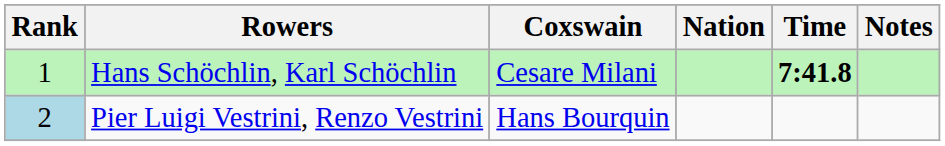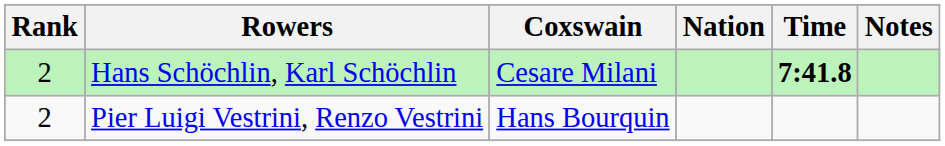(45, 72) 1 -> (45, 72) 2
(45, 117) lightblue background -> (45, 117) no background
